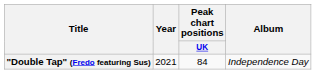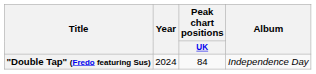(166, 61) 2021 -> (166, 61) 2024
